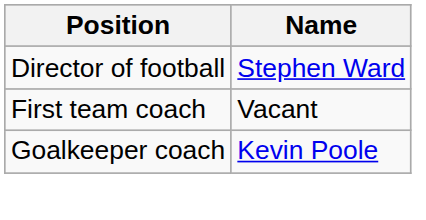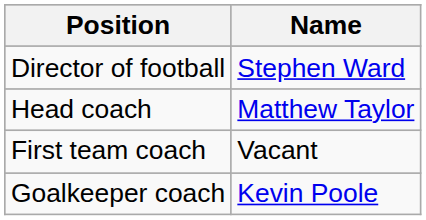+ row: (81, 109)
